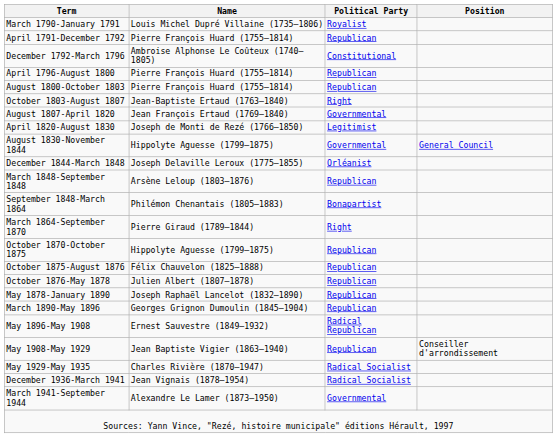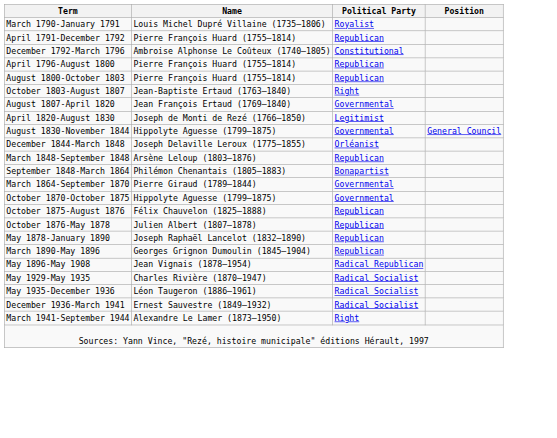(339, 227) Right -> (364, 185) Governmental
(352, 250) Republican -> (364, 198) Governmental
(200, 326) Ernest Sauvestre (1849–1932) -> (193, 265) Jean Vignais (1878–1954)
- row: (48, 349)
+ row: (61, 291)
(190, 380) Jean Vignais (1878–1954) -> (202, 305) Ernest Sauvestre (1849–1932)
(357, 398) Governmental -> (347, 318) Right
